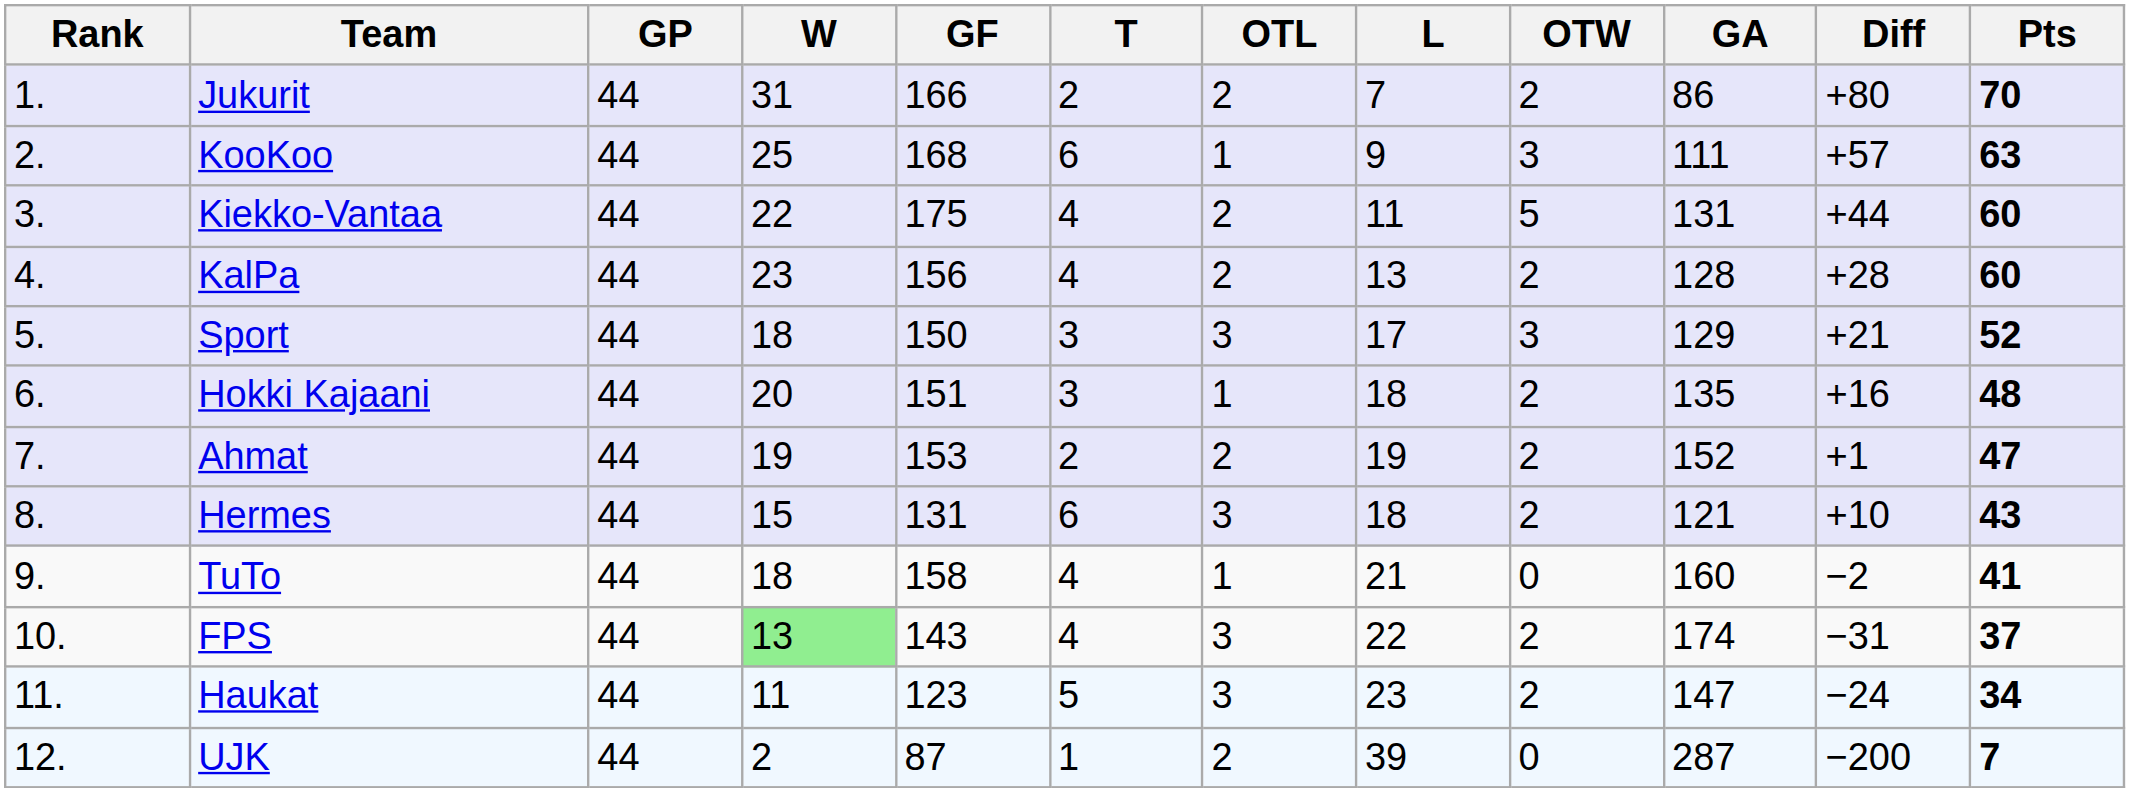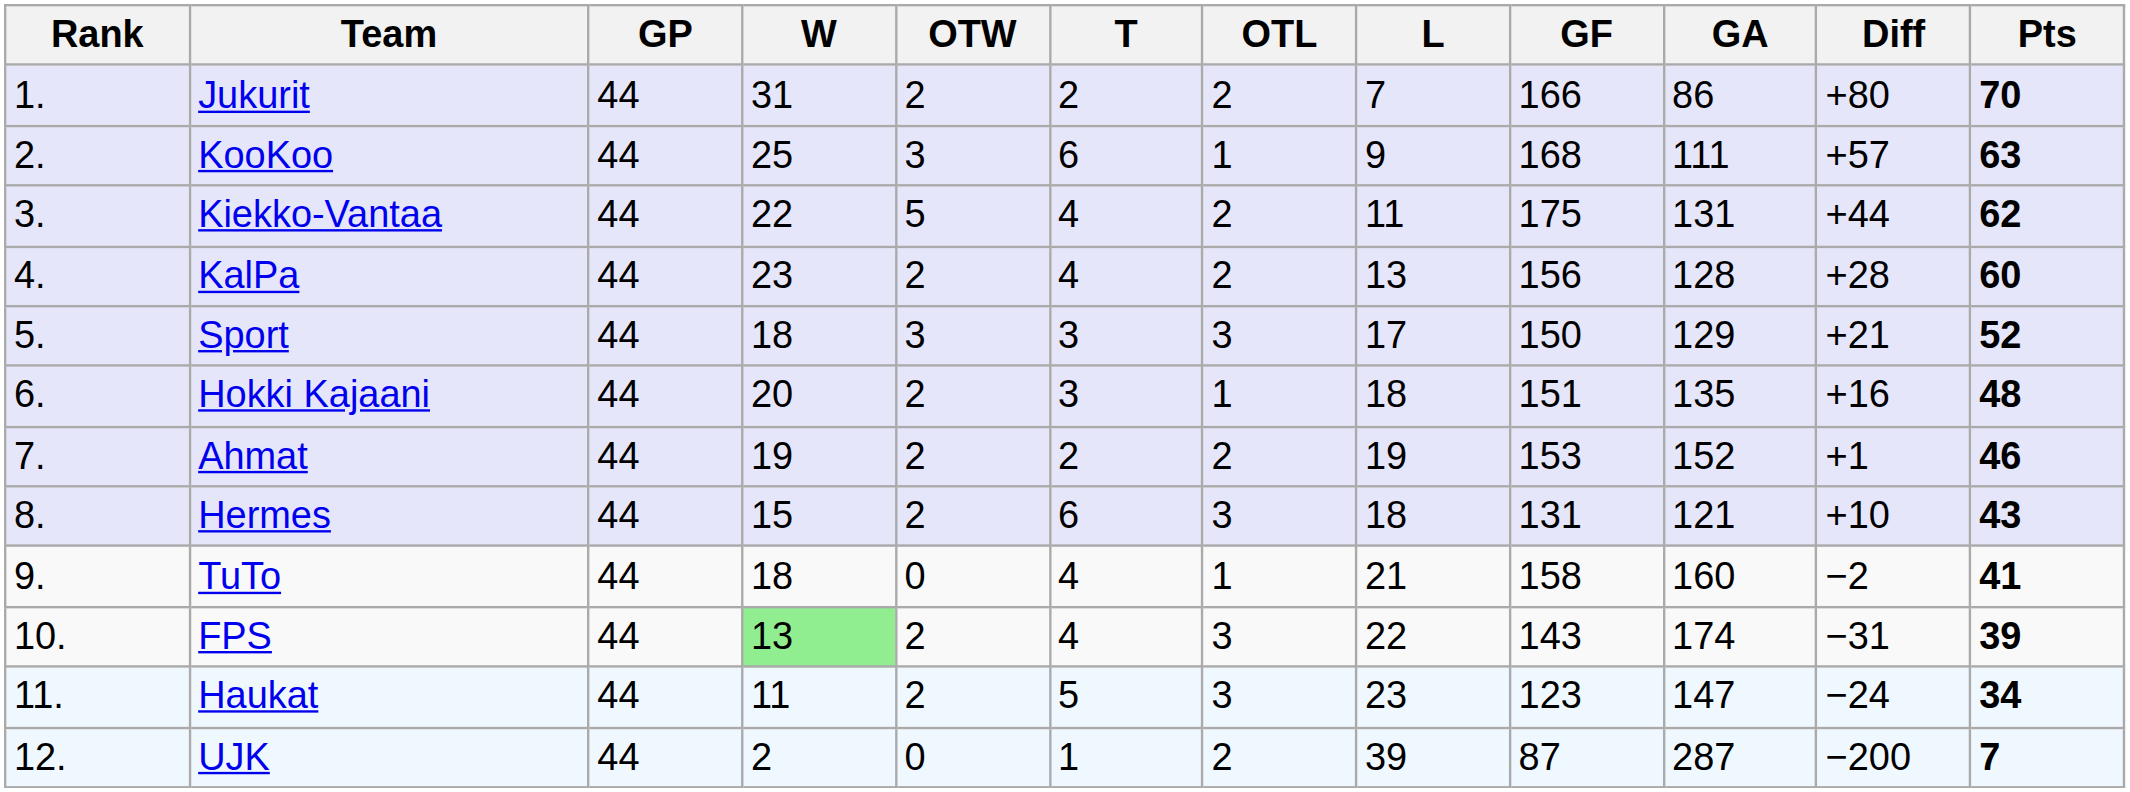columns swapped: (1587, 34) <-> (972, 34)
(2000, 214) 60 -> (2000, 214) 62
(2000, 455) 47 -> (2000, 455) 46
(2000, 635) 37 -> (2000, 635) 39
